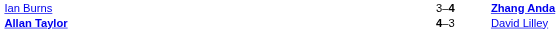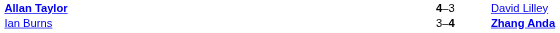rows swapped: (36, 23) <-> (28, 8)
